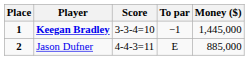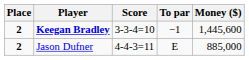(19, 30) 1 -> (19, 30) 2
(220, 30) 1,445,000 -> (220, 30) 1,445,600
